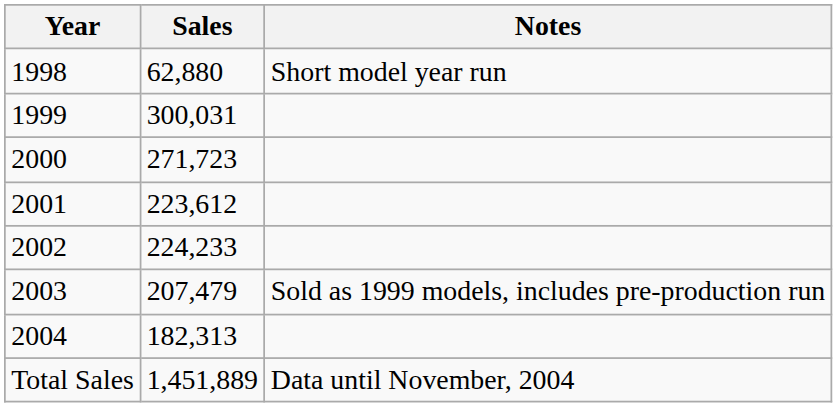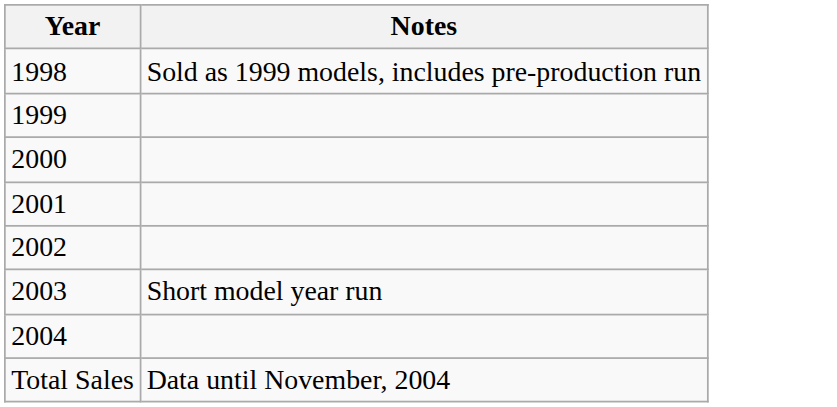- column: (202, 26)
(389, 70) Short model year run -> (424, 70) Sold as 1999 models, includes pre-production run
(548, 291) Sold as 1999 models, includes pre-production run -> (265, 291) Short model year run
